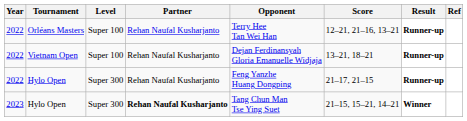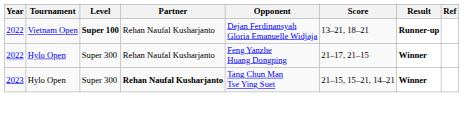- row: (15, 31)
(106, 55) normal -> (100, 31) bold
(424, 80) Runner-up -> (413, 55) Winner
